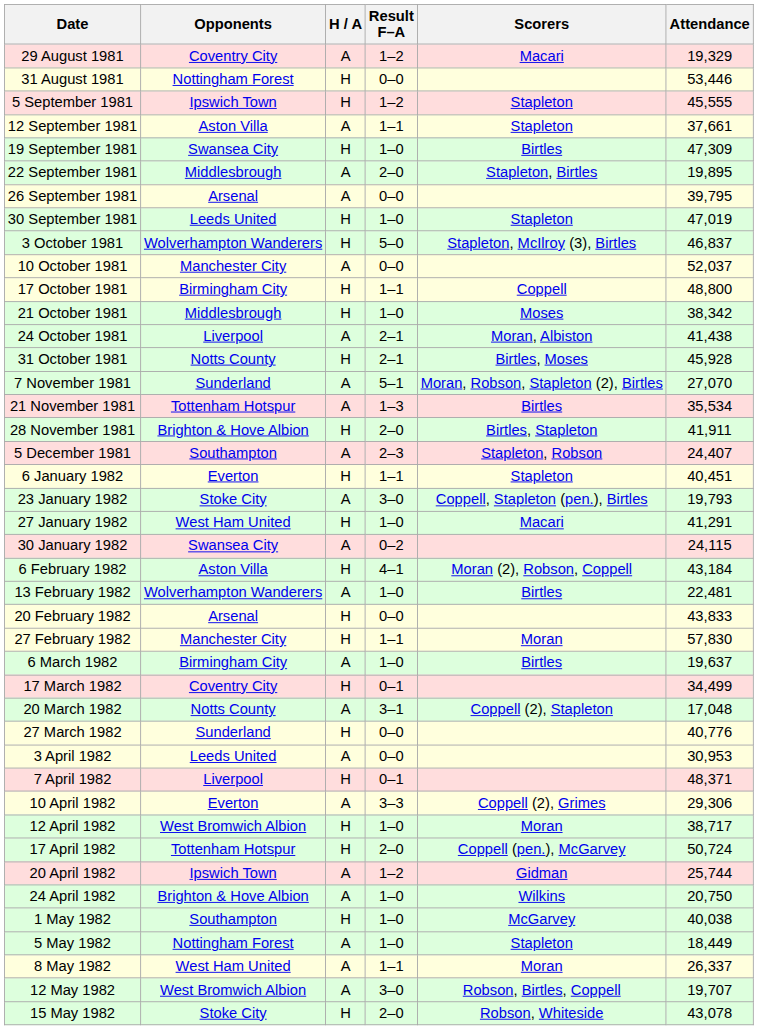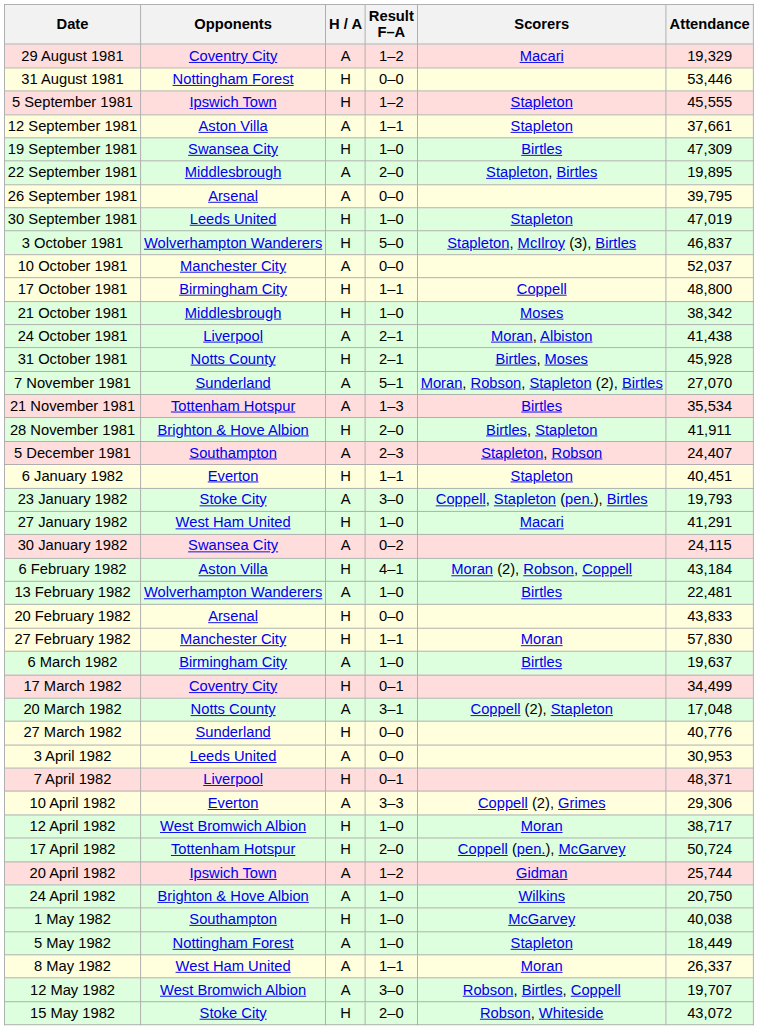(710, 1013) 43,078 -> (710, 1013) 43,072
